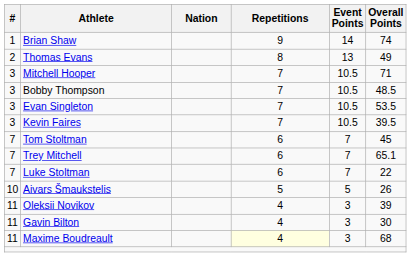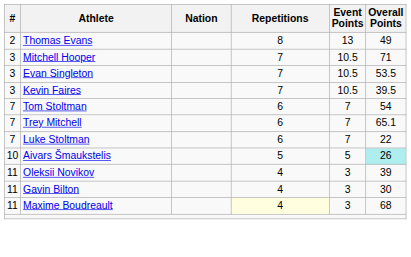- row: (50, 40)
- row: (64, 90)
(386, 139) 45 -> (386, 106) 54
(386, 189) no background -> (386, 156) paleturquoise background
